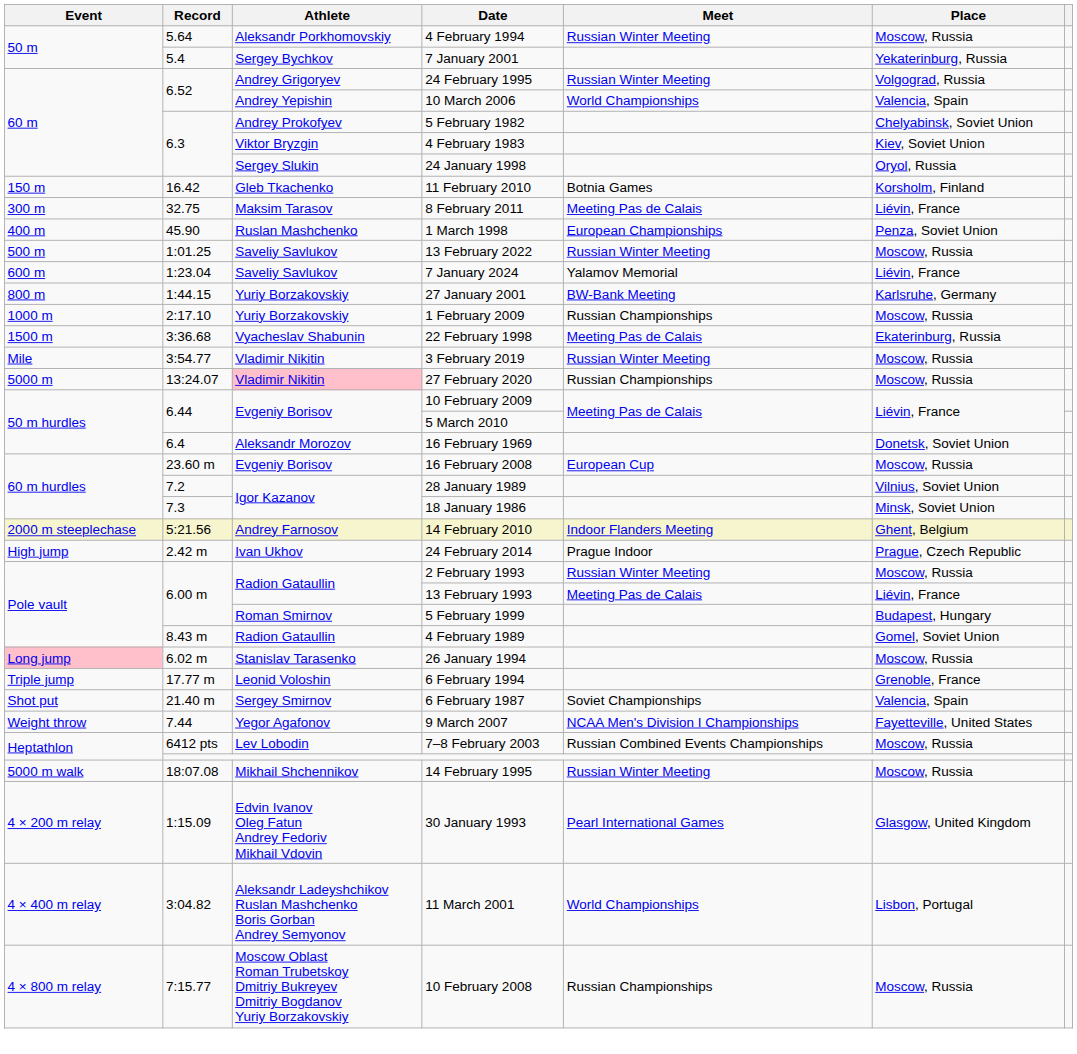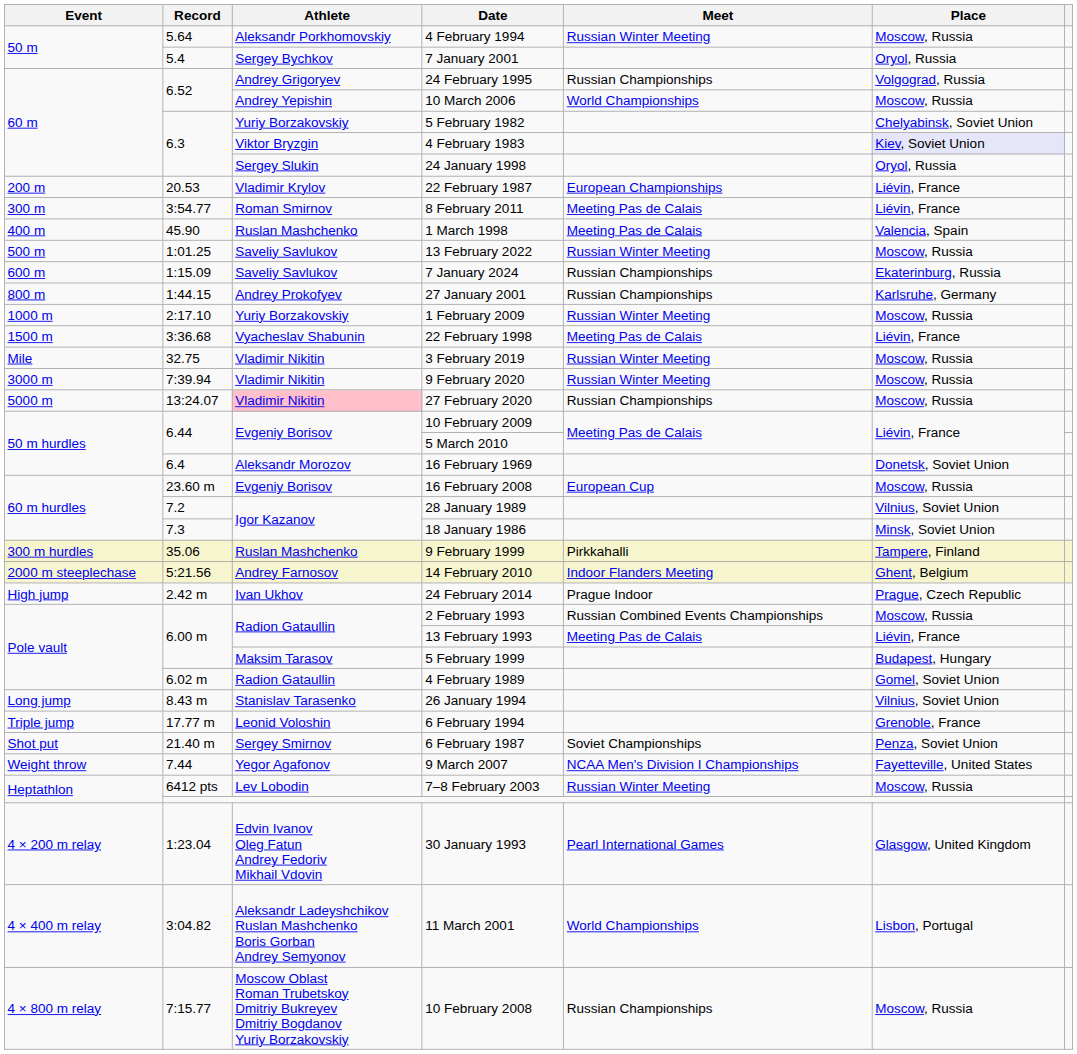(941, 58) Yekaterinburg, Russia -> (916, 58) Oryol, Russia
(639, 80) Russian Winter Meeting -> (640, 80) Russian Championships
(922, 101) Valencia, Spain -> (924, 101) Moscow, Russia
(288, 122) Andrey Prokofyev -> (292, 122) Yuriy Borzakovskiy
(930, 144) no background -> (930, 144) lavender background
- row: (478, 187)
+ row: (479, 187)
(183, 208) 32.75 -> (189, 208) 3:54.77
(284, 208) Maksim Tarasov -> (284, 208) Roman Smirnov
(645, 229) European Championships -> (634, 229) Meeting Pas de Calais
(936, 229) Penza, Soviet Union -> (922, 229) Valencia, Spain
(189, 272) 1:23.04 -> (189, 272) 1:15.09
(622, 272) Yalamov Memorial -> (640, 272) Russian Championships
(918, 272) Liévin, France -> (938, 272) Ekaterinburg, Russia
(292, 294) Yuriy Borzakovskiy -> (288, 294) Andrey Prokofyev
(621, 294) BW-Bank Meeting -> (640, 294) Russian Championships
(640, 315) Russian Championships -> (639, 315) Russian Winter Meeting
(938, 337) Ekaterinburg, Russia -> (918, 337) Liévin, France
(189, 358) 3:54.77 -> (183, 358) 32.75
+ row: (475, 379)
+ row: (475, 551)
(639, 572) Russian Winter Meeting -> (695, 615) Russian Combined Events Championships
(284, 615) Roman Smirnov -> (284, 658) Maksim Tarasov
(187, 636) 8.43 m -> (187, 679) 6.02 m
(39, 658) pink background -> (39, 701) no background
(187, 658) 6.02 m -> (187, 701) 8.43 m
(924, 658) Moscow, Russia -> (937, 701) Vilnius, Soviet Union
(922, 701) Valencia, Spain -> (936, 743) Penza, Soviet Union
(695, 743) Russian Combined Events Championships -> (639, 786) Russian Winter Meeting
- row: (479, 771)
(189, 823) 1:15.09 -> (189, 844) 1:23.04
